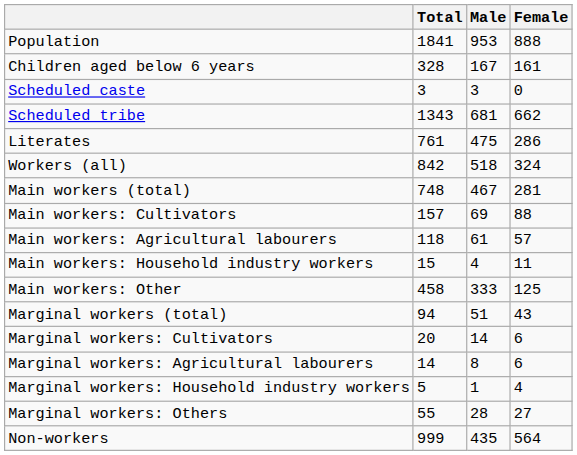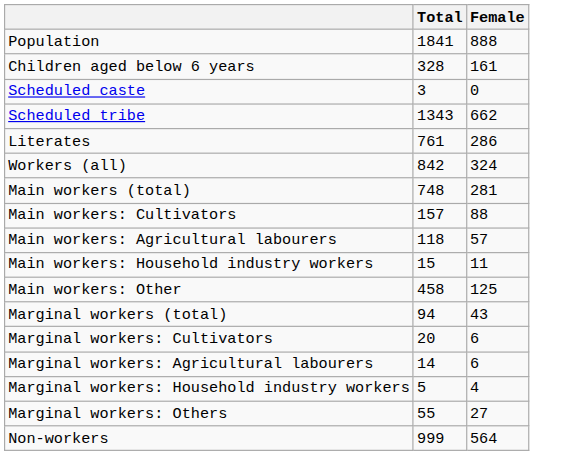- column: (488, 17)
